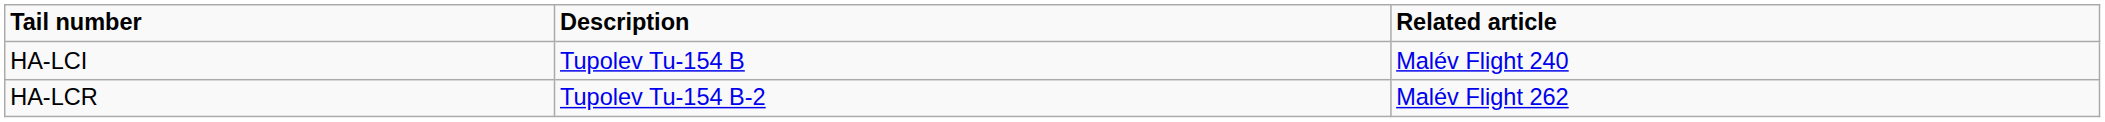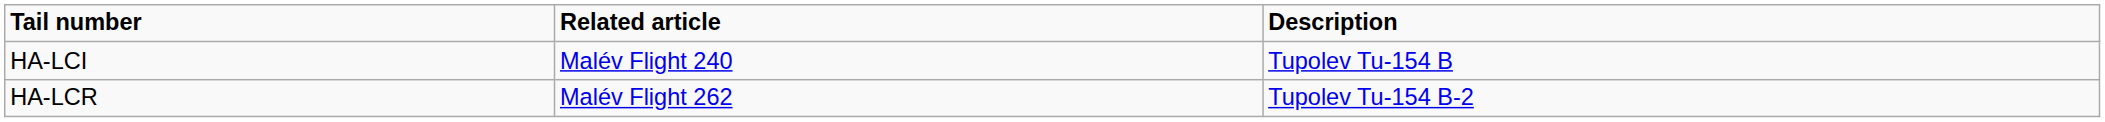columns swapped: (625, 23) <-> (1477, 23)
